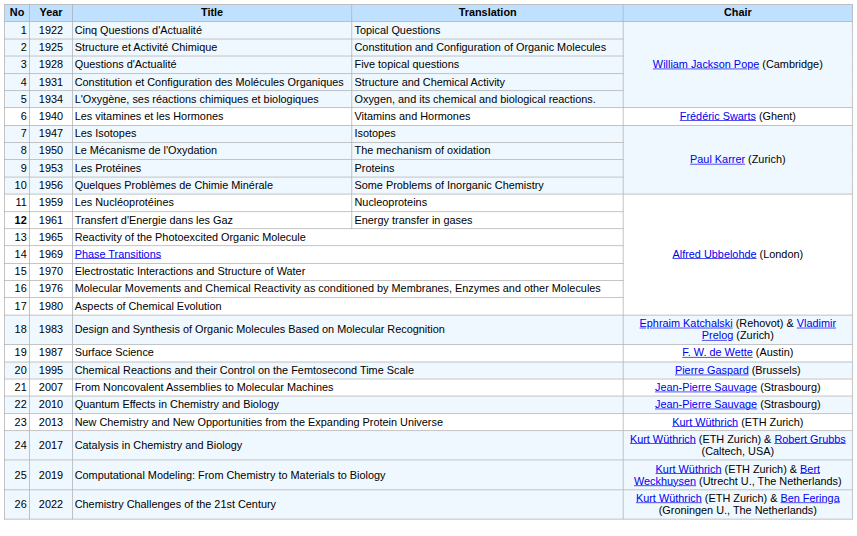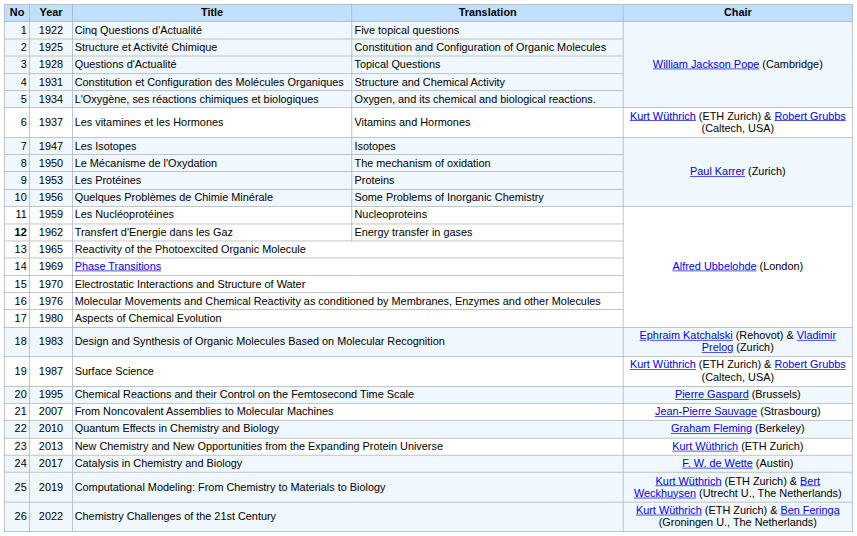(397, 30) Topical Questions -> (407, 30) Five topical questions
(407, 64) Five topical questions -> (397, 64) Topical Questions
(51, 116) 1940 -> (51, 122) 1937
(738, 116) Frédéric Swarts (Ghent) -> (738, 122) Kurt Wüthrich (ETH Zurich) & Robert Grubbs (Caltech, USA)
(51, 220) 1961 -> (51, 232) 1962
(738, 353) F. W. de Wette (Austin) -> (738, 371) Kurt Wüthrich (ETH Zurich) & Robert Grubbs (Caltech, USA)
(738, 404) Jean-Pierre Sauvage (Strasbourg) -> (738, 429) Graham Fleming (Berkeley)
(738, 445) Kurt Wüthrich (ETH Zurich) & Robert Grubbs (Caltech, USA) -> (738, 463) F. W. de Wette (Austin)
